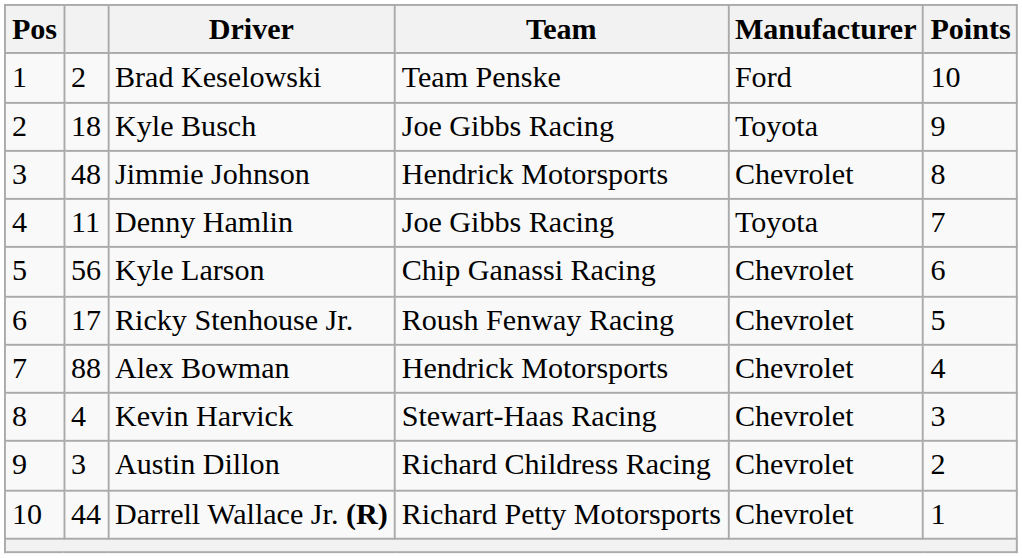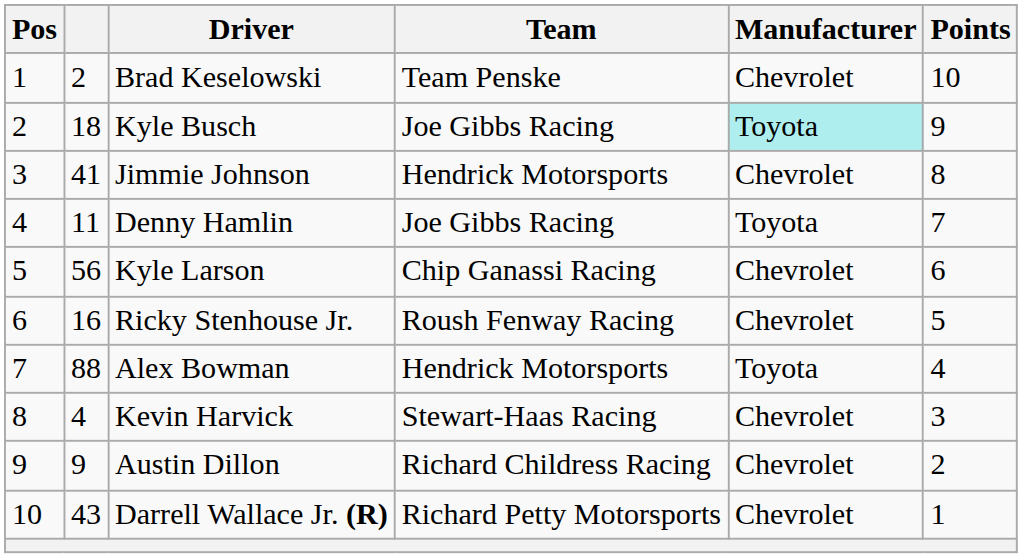(763, 76) Ford -> (794, 76) Chevrolet
(776, 125) no background -> (776, 125) paleturquoise background
(86, 173) 48 -> (86, 173) 41
(86, 319) 17 -> (86, 319) 16
(794, 367) Chevrolet -> (776, 367) Toyota
(79, 464) 3 -> (79, 464) 9
(86, 513) 44 -> (86, 513) 43
